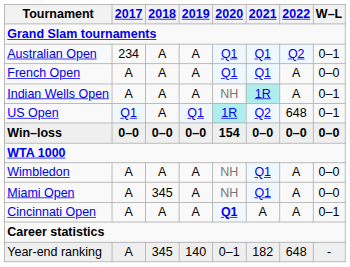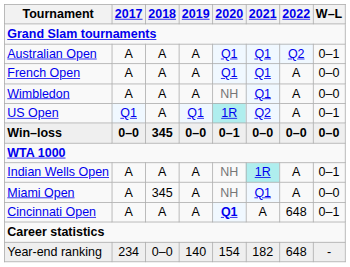(129, 53) 234 -> (129, 53) A
rows swapped: (38, 172) <-> (58, 93)
(296, 113) 648 -> (296, 113) A
(162, 133) 0–0 -> (162, 133) 345
(229, 133) 154 -> (229, 133) 0–1
(296, 212) A -> (296, 212) 648
(129, 251) A -> (129, 251) 234
(162, 251) 345 -> (162, 251) 0–0
(229, 251) 0–1 -> (229, 251) 154
